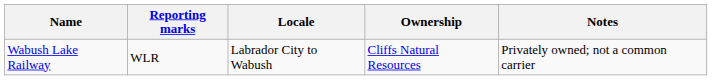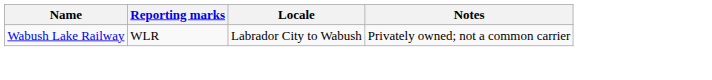- column: (431, 22)
